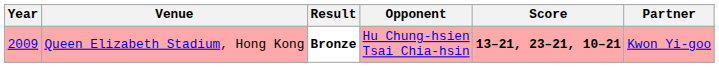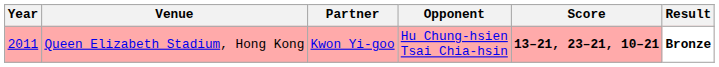columns swapped: (669, 15) <-> (333, 15)
(23, 44) 2009 -> (23, 44) 2011
